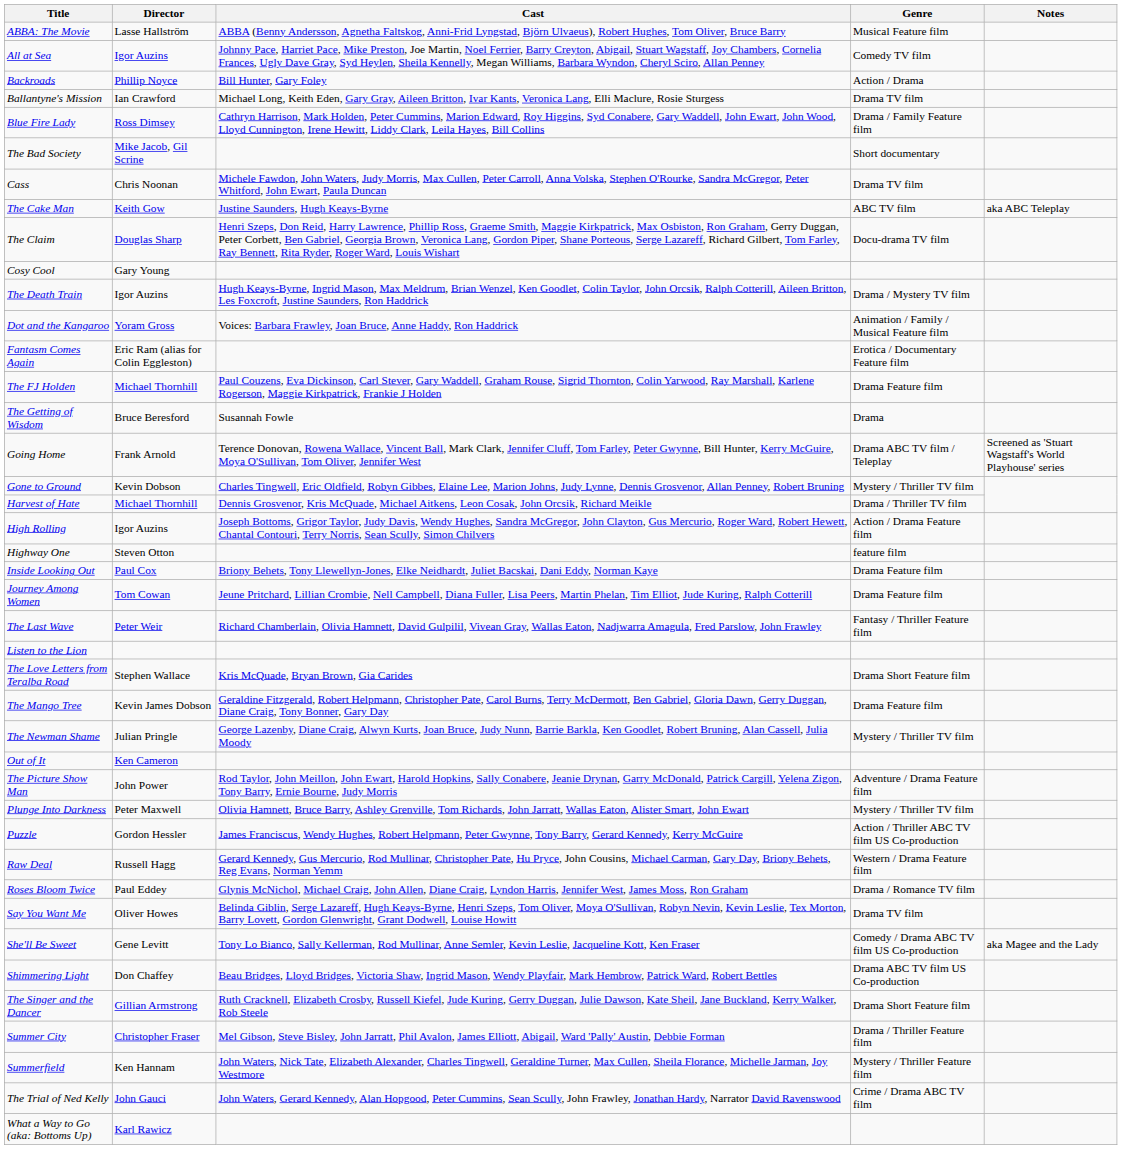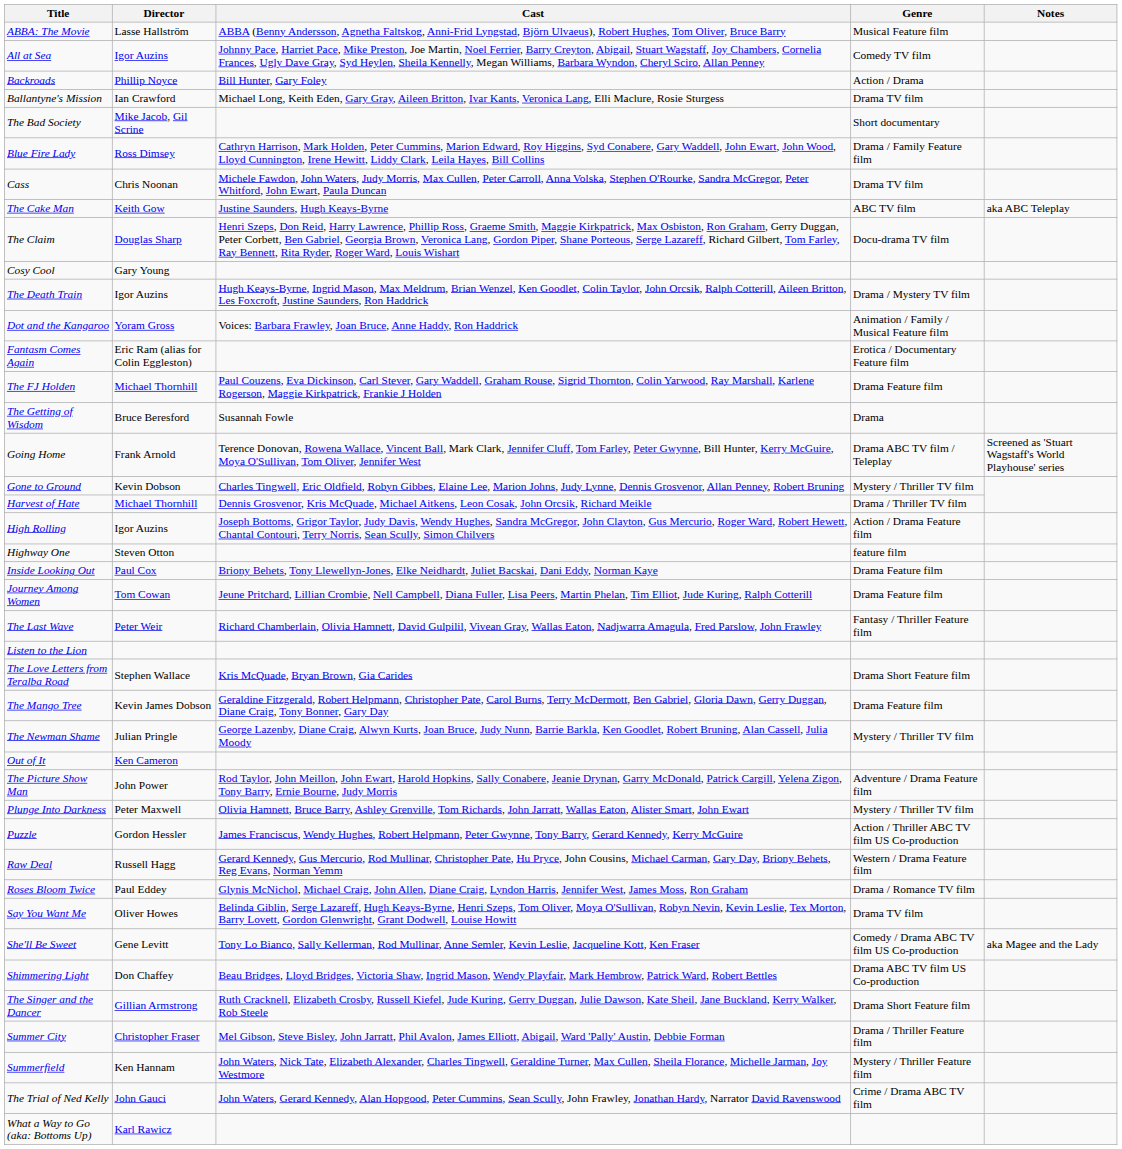rows swapped: (44, 153) <-> (41, 122)
